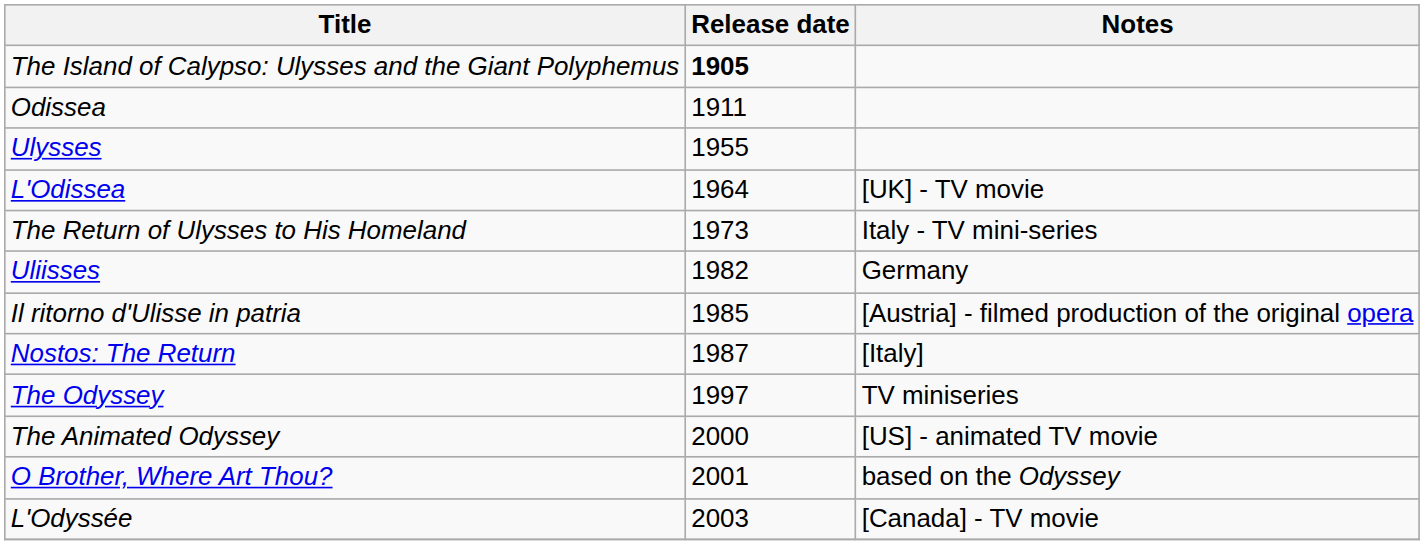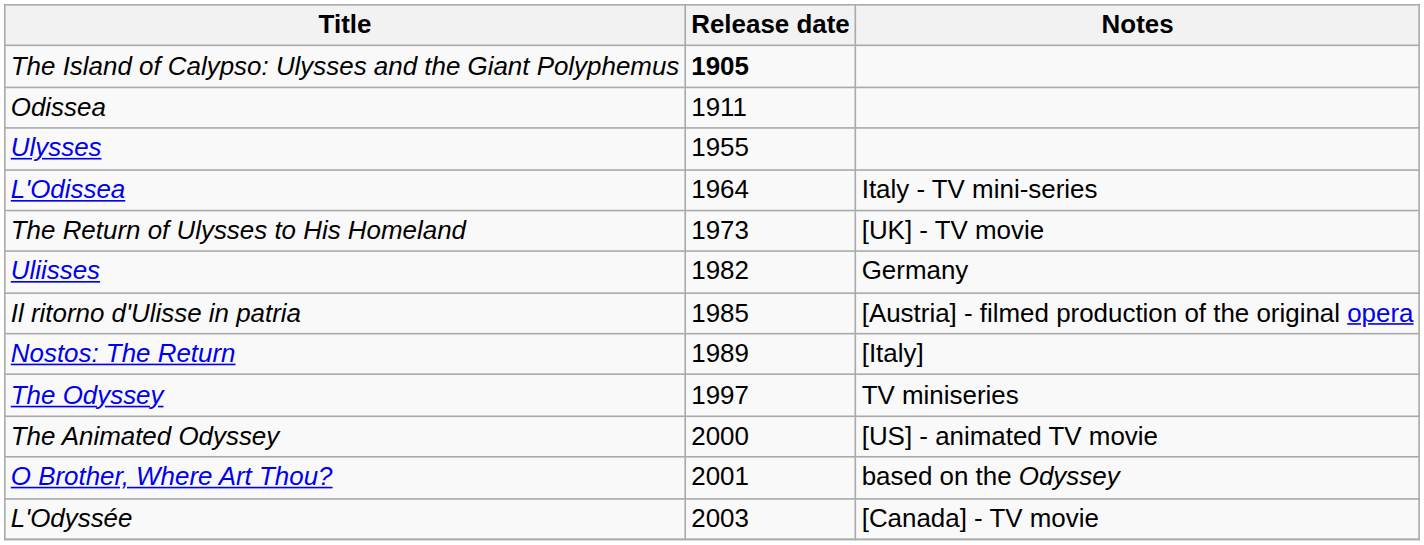(953, 189) [UK] - TV movie -> (980, 189) Italy - TV mini-series
(980, 230) Italy - TV mini-series -> (953, 230) [UK] - TV movie
(720, 353) 1987 -> (720, 353) 1989
